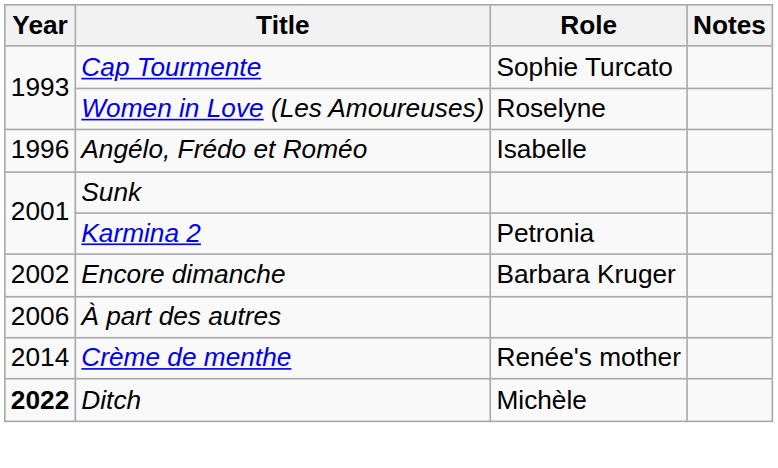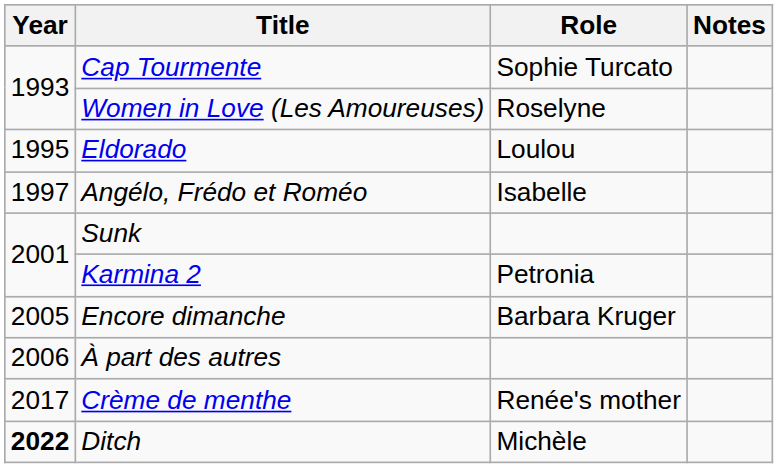+ row: (134, 150)
(40, 150) 1996 -> (40, 191) 1997
(40, 274) 2002 -> (40, 316) 2005
(40, 358) 2014 -> (40, 399) 2017
